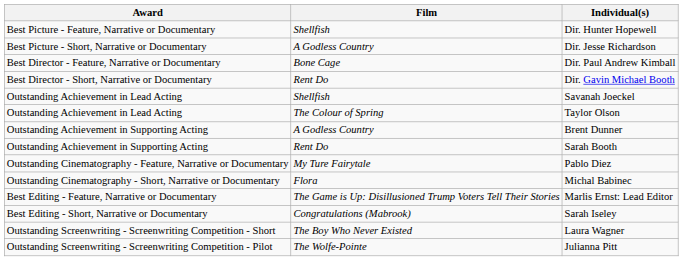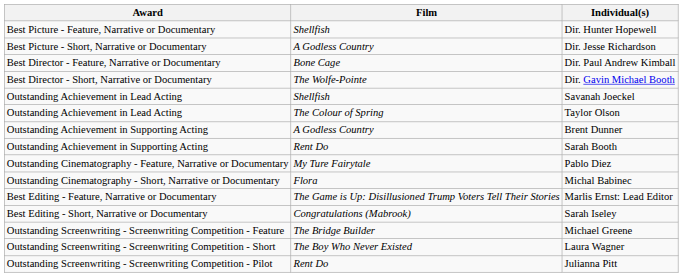(311, 79) Rent Do -> (330, 79) The Wolfe-Pointe
+ row: (598, 230)
(330, 247) The Wolfe-Pointe -> (311, 264) Rent Do
